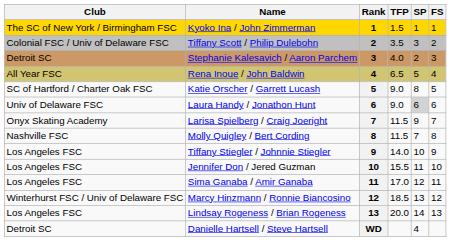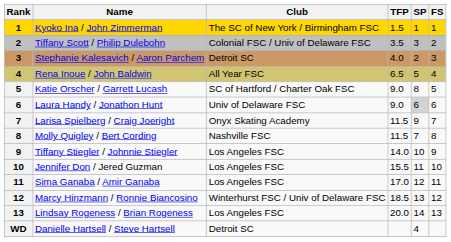columns swapped: (374, 12) <-> (95, 12)
